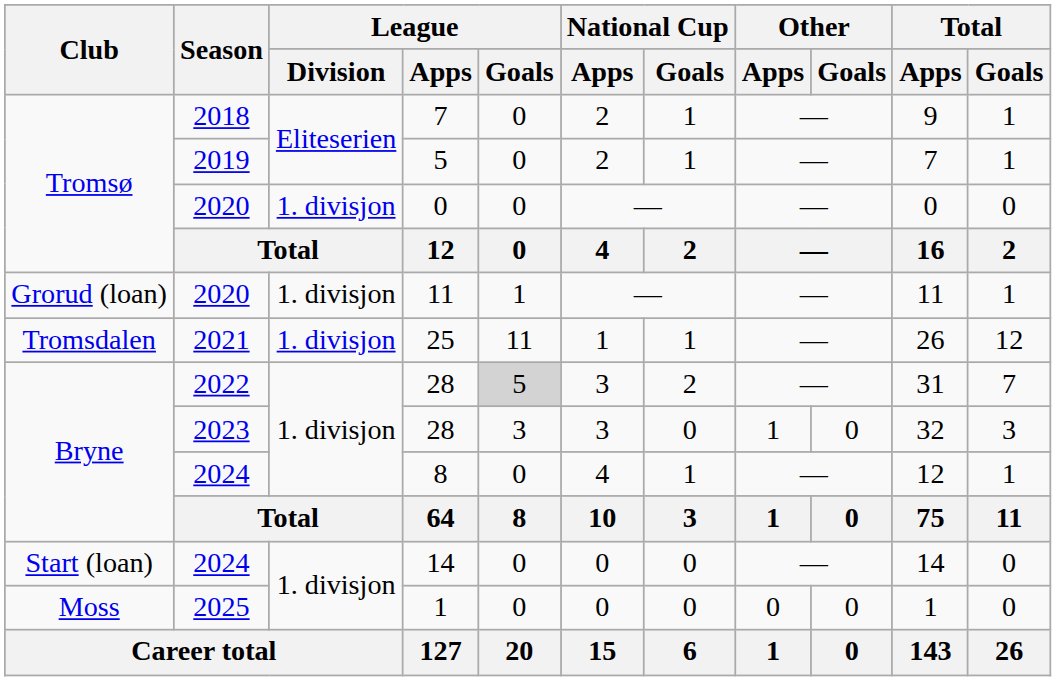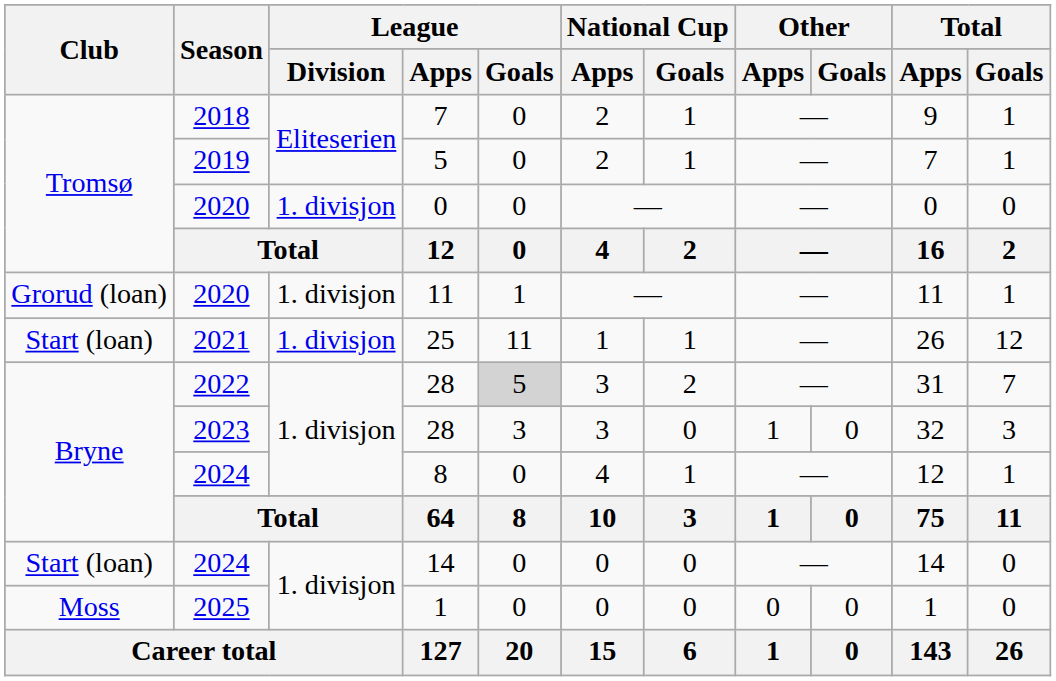(89, 339) Tromsdalen -> (89, 339) Start (loan)
